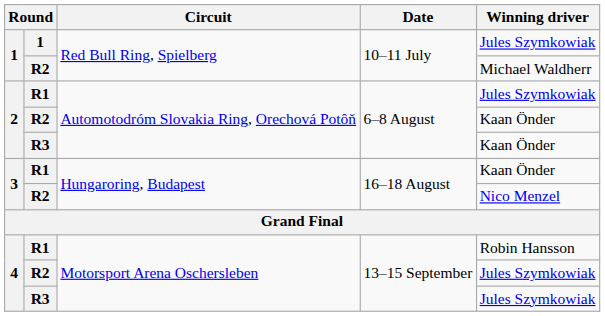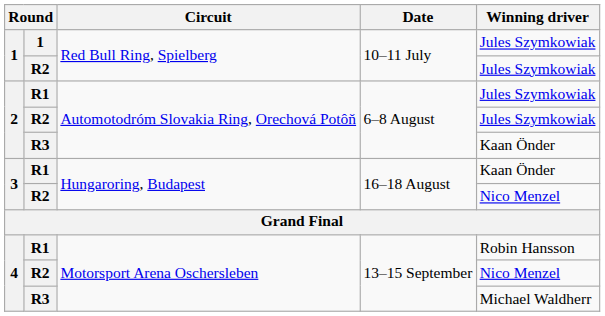(535, 68) Michael Waldherr -> (538, 68) Jules Szymkowiak
(517, 119) Kaan Önder -> (538, 119) Jules Szymkowiak
(538, 272) Jules Szymkowiak -> (520, 272) Nico Menzel
(538, 298) Jules Szymkowiak -> (535, 298) Michael Waldherr
